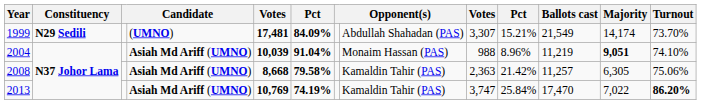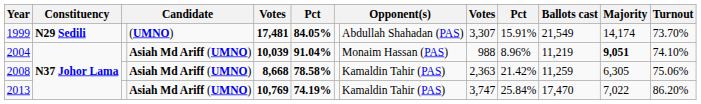(313, 33) 84.09% -> (313, 33) 84.05%
(519, 33) 15.21% -> (519, 33) 15.91%
(313, 71) 79.58% -> (313, 71) 78.58%
(557, 71) 11,257 -> (557, 71) 11,259
(672, 90) bold -> (671, 90) normal
